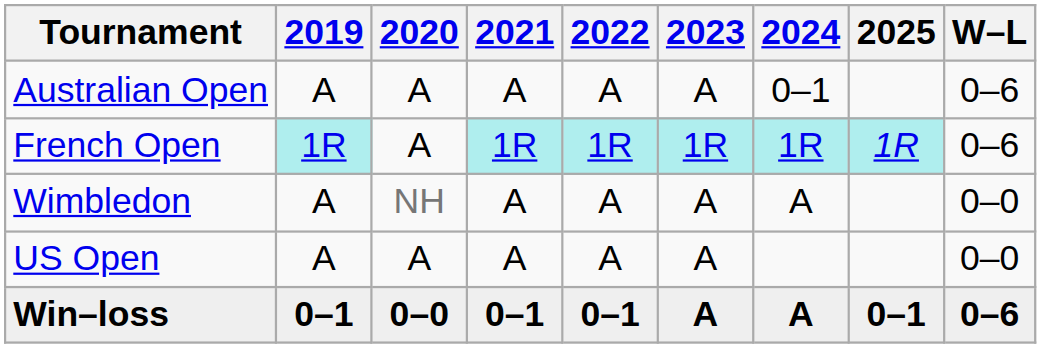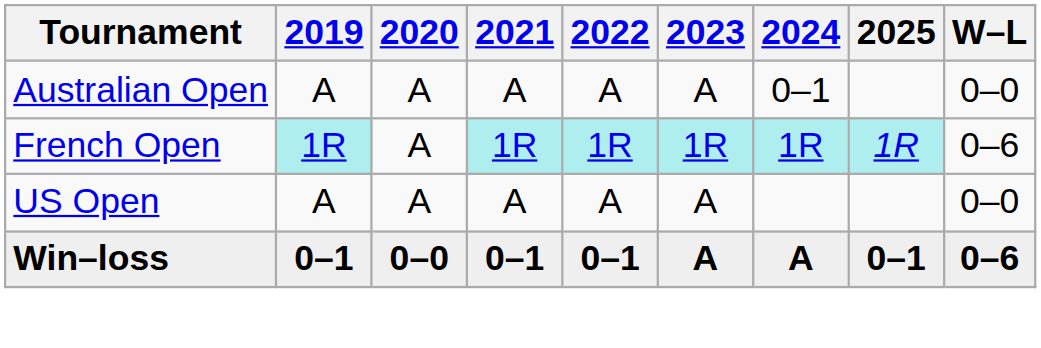(990, 88) 0–6 -> (990, 88) 0–0
- row: (102, 201)
